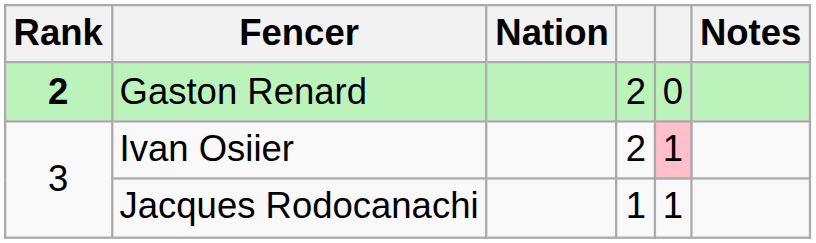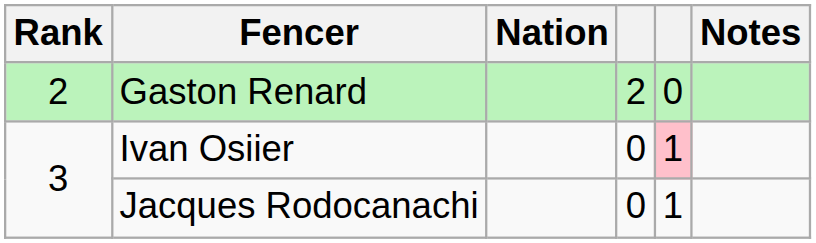(58, 91) bold -> (58, 91) normal
(636, 149) 2 -> (636, 149) 0
(636, 206) 1 -> (636, 206) 0
